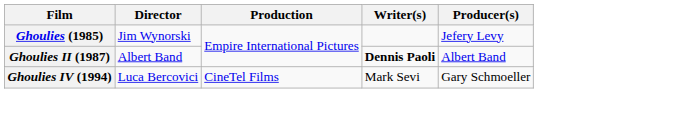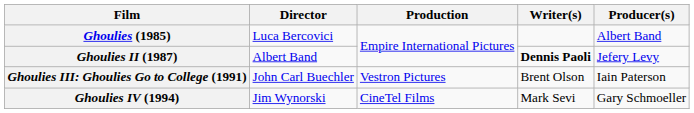(154, 35) Jim Wynorski -> (293, 35) Luca Bercovici
(472, 35) Jefery Levy -> (629, 35) Albert Band
(473, 56) Albert Band -> (628, 56) Jefery Levy
+ row: (127, 77)
(158, 77) Luca Bercovici -> (289, 98) Jim Wynorski
